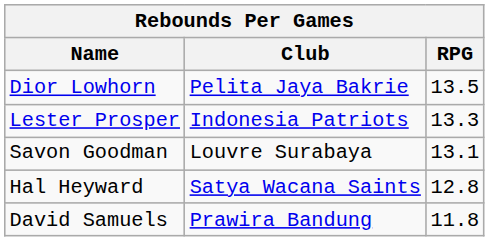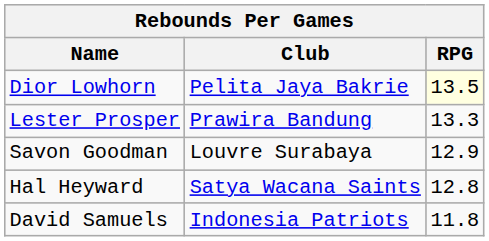(455, 87) no background -> (455, 87) lightyellow background
(299, 120) Indonesia Patriots -> (281, 120) Prawira Bandung
(455, 154) 13.1 -> (455, 154) 12.9
(281, 220) Prawira Bandung -> (299, 220) Indonesia Patriots
